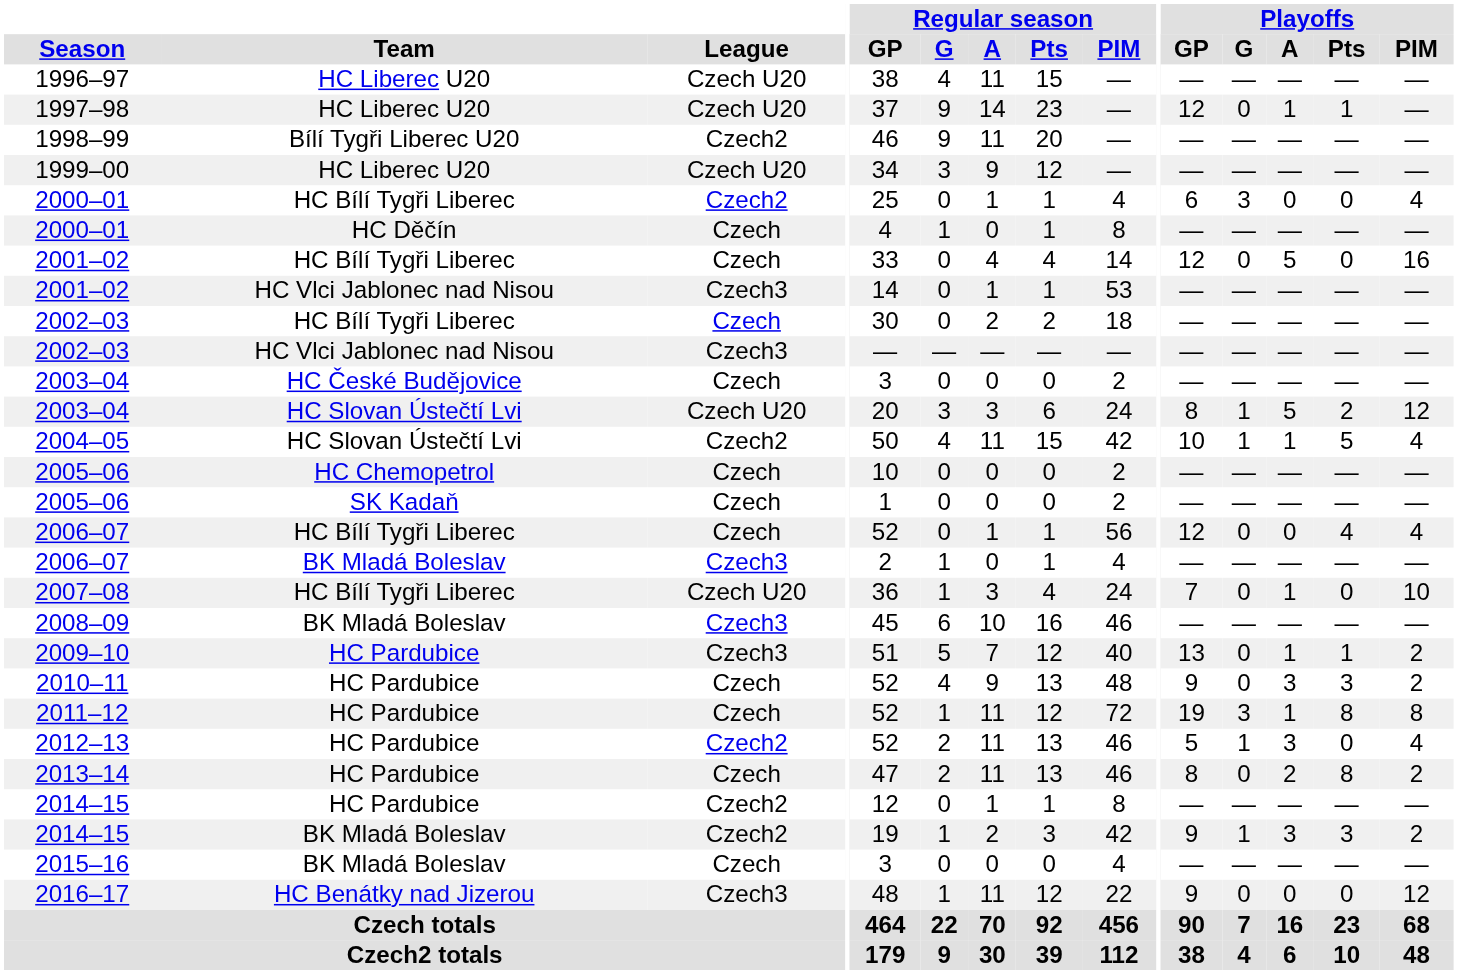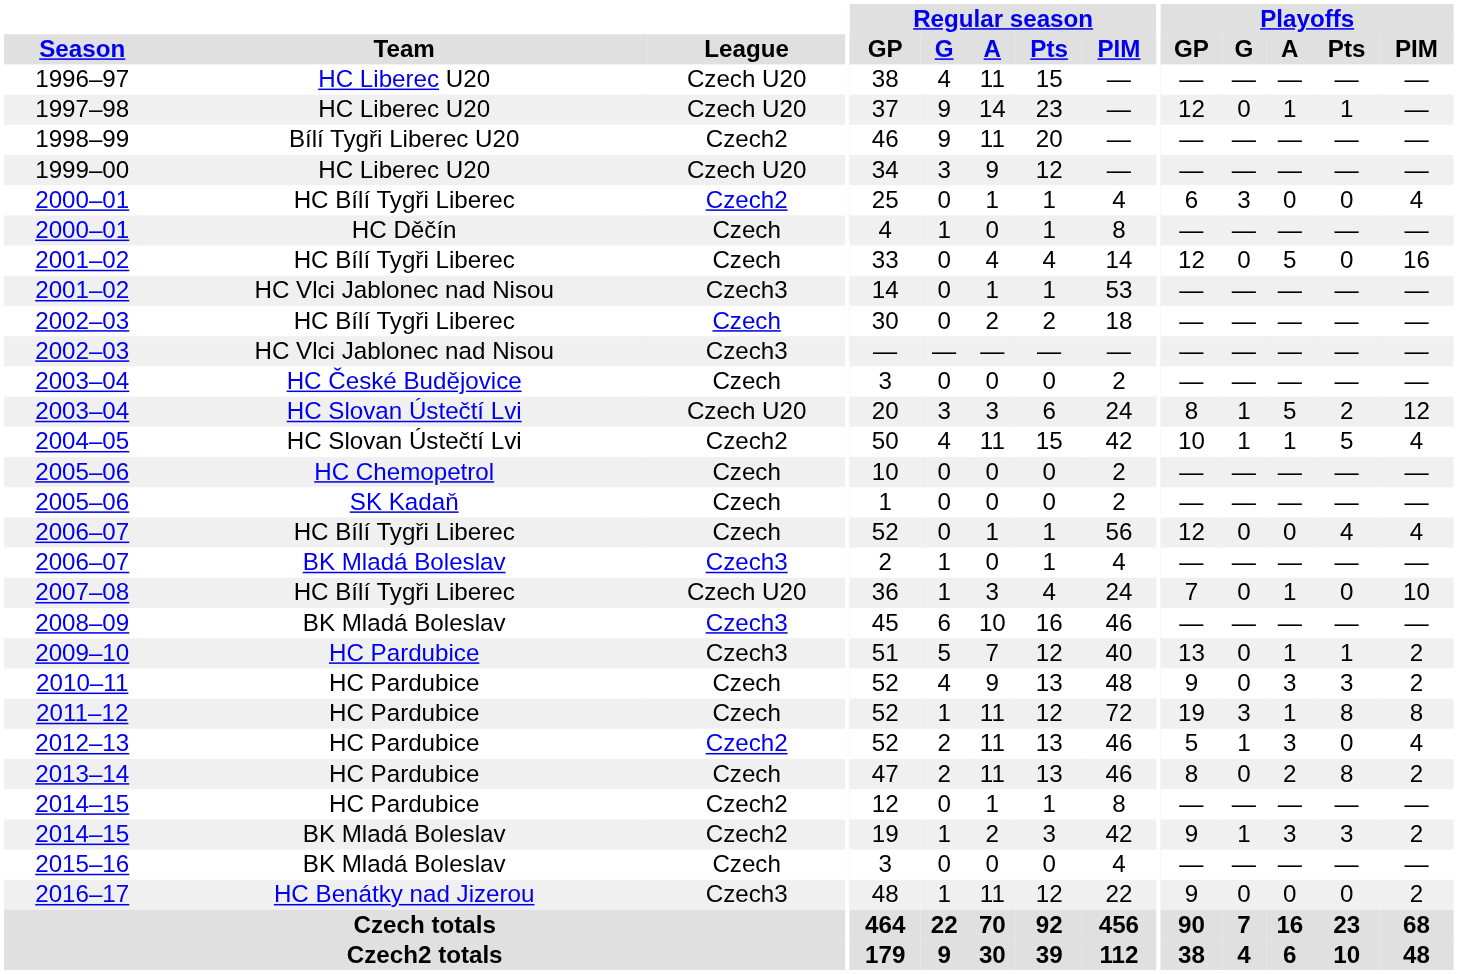(1416, 894) 12 -> (1416, 894) 2
